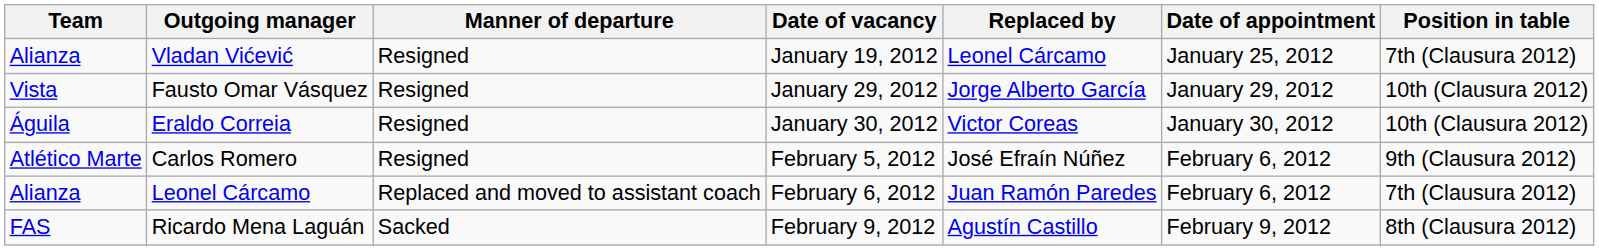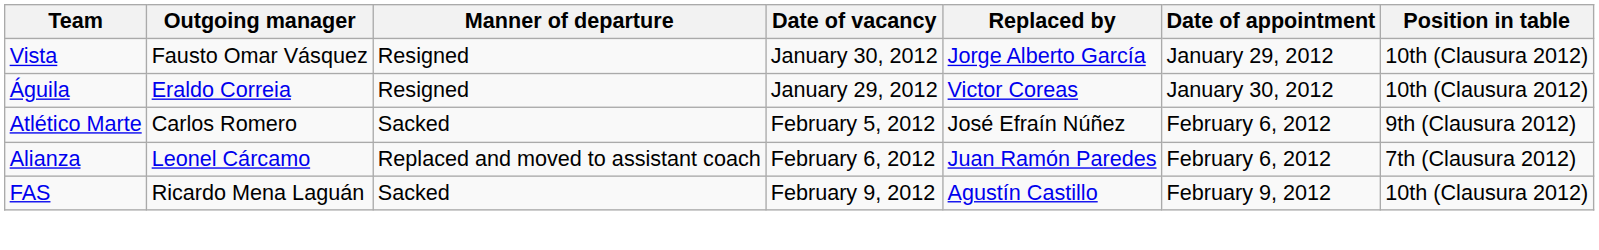- row: (222, 55)
(854, 90) January 29, 2012 -> (854, 55) January 30, 2012
(854, 124) January 30, 2012 -> (854, 90) January 29, 2012
(423, 158) Resigned -> (414, 124) Sacked
(1481, 227) 8th (Clausura 2012) -> (1487, 192) 10th (Clausura 2012)
